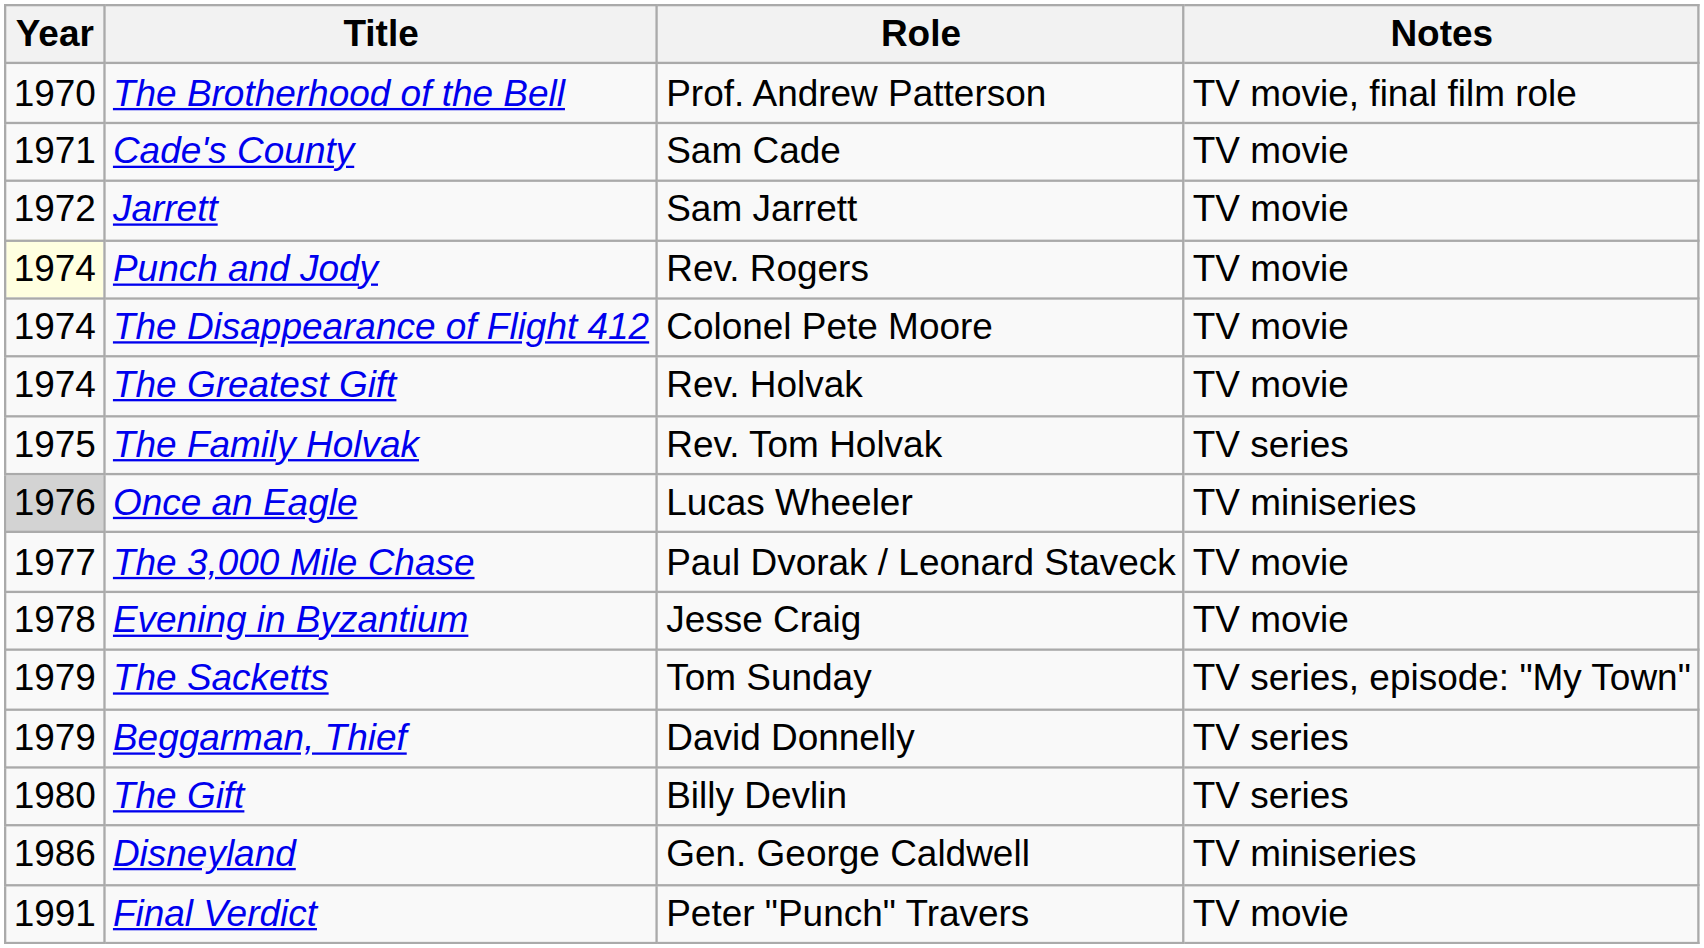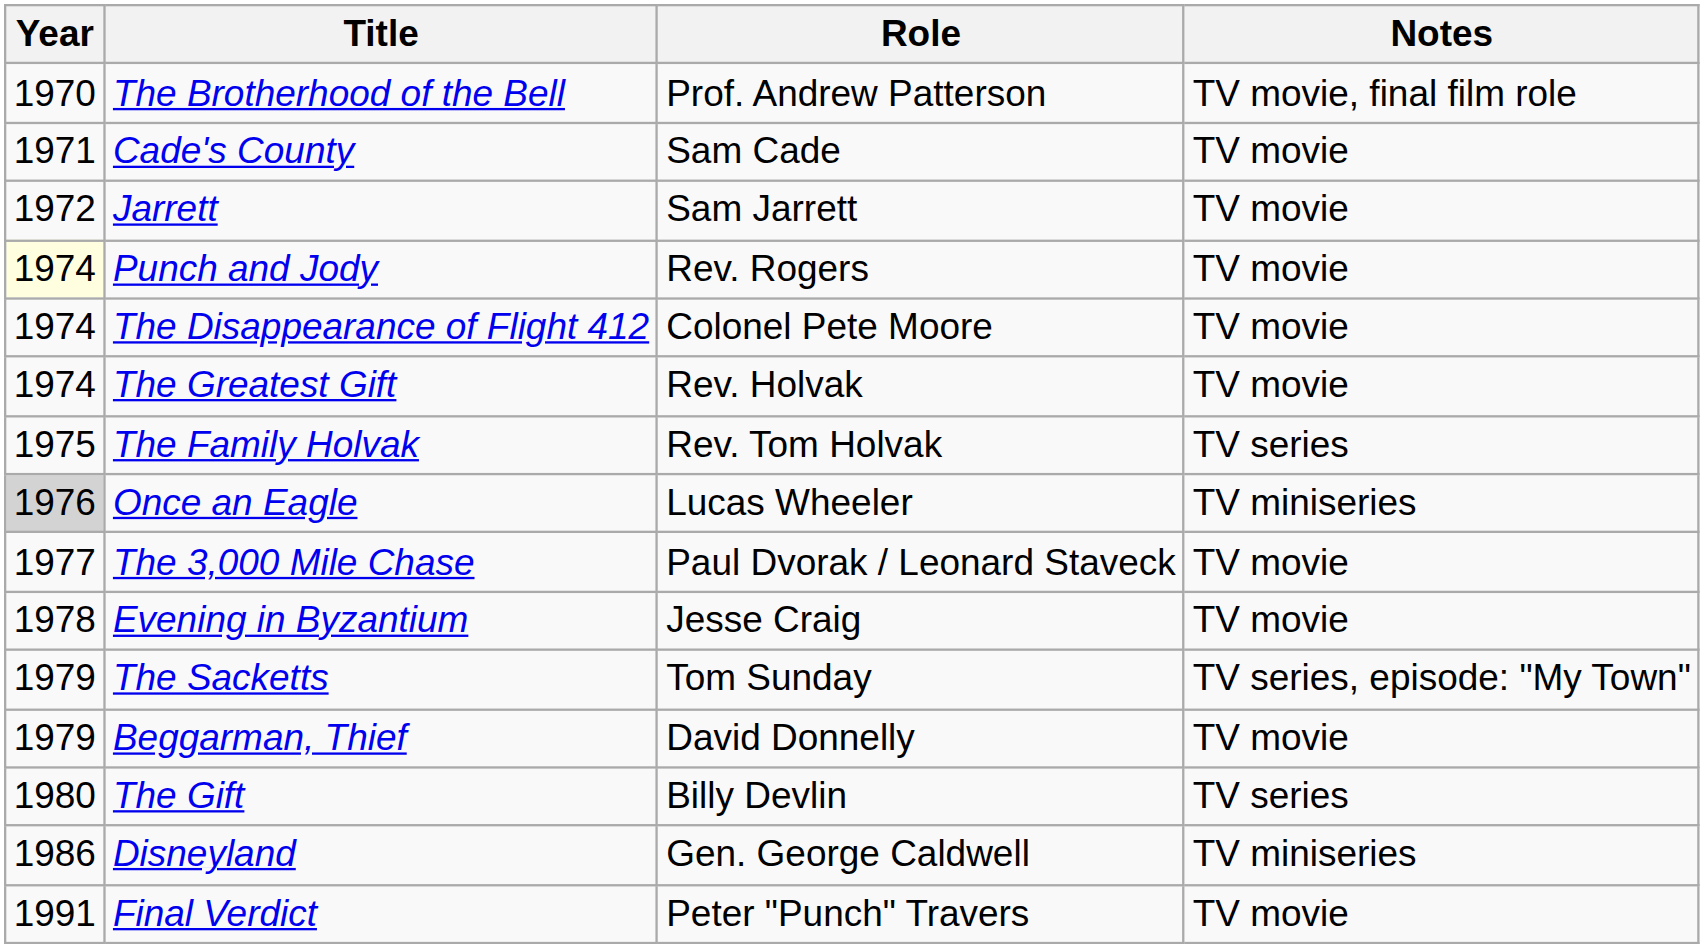(1271, 737) TV series -> (1271, 737) TV movie
